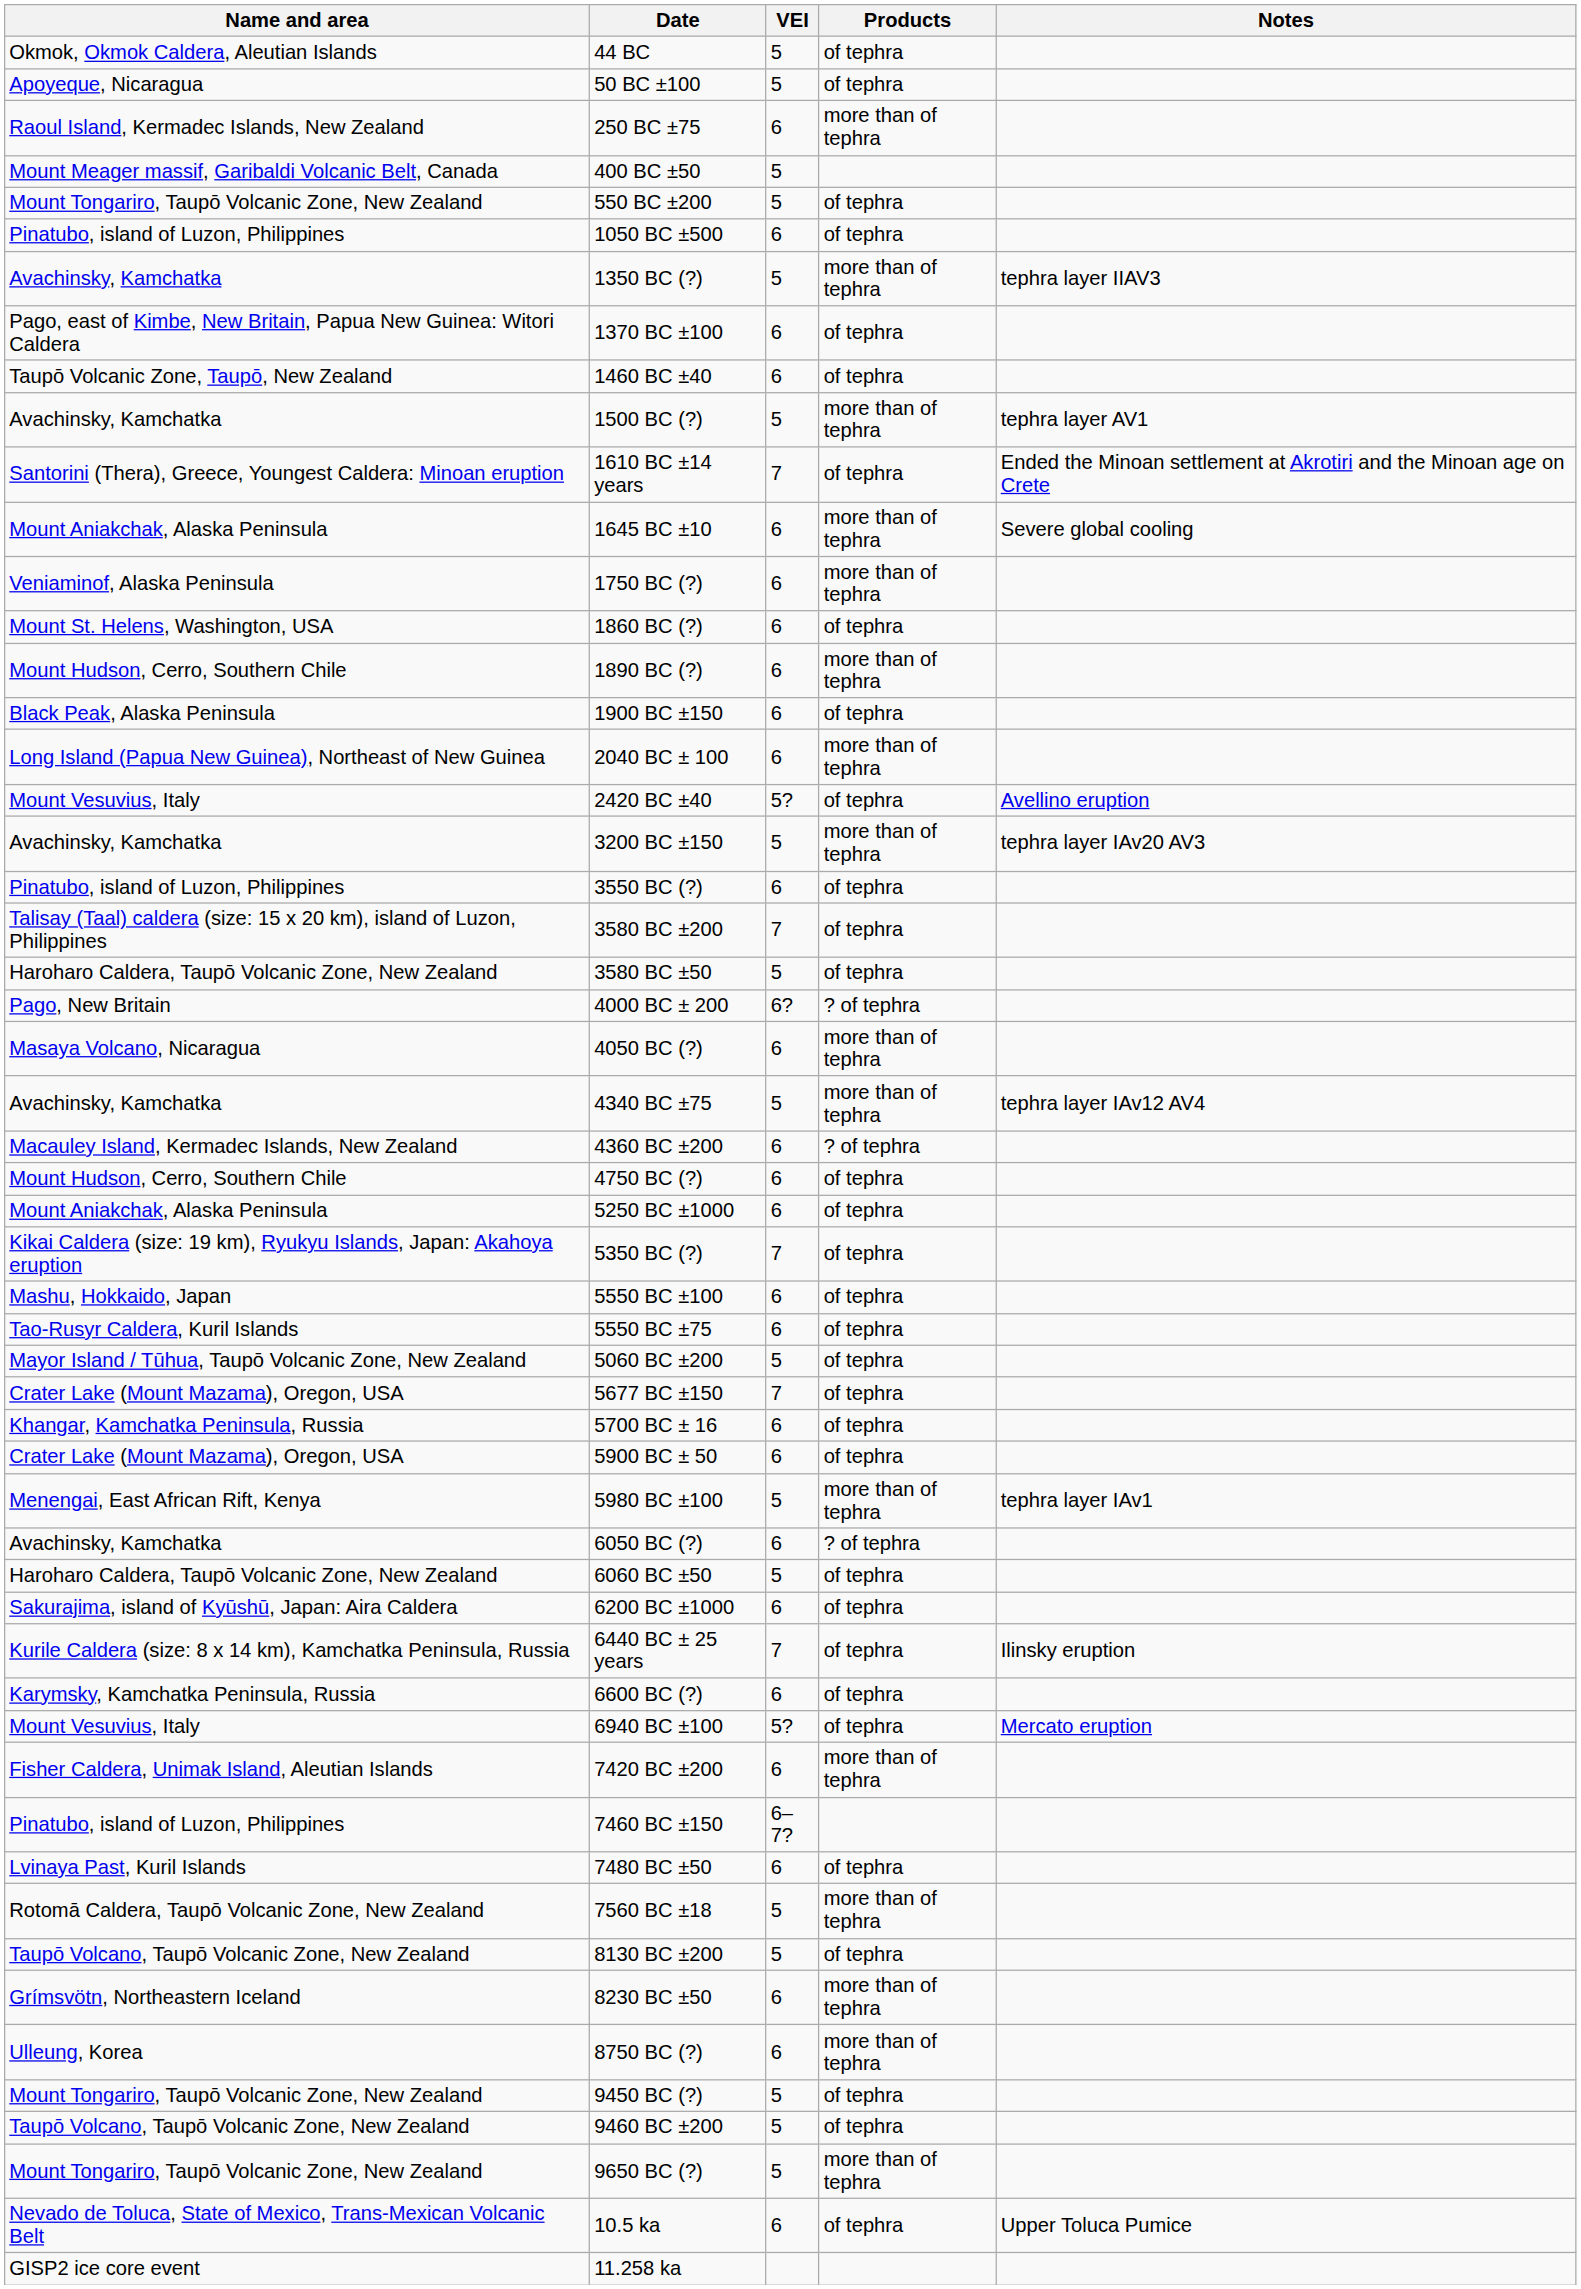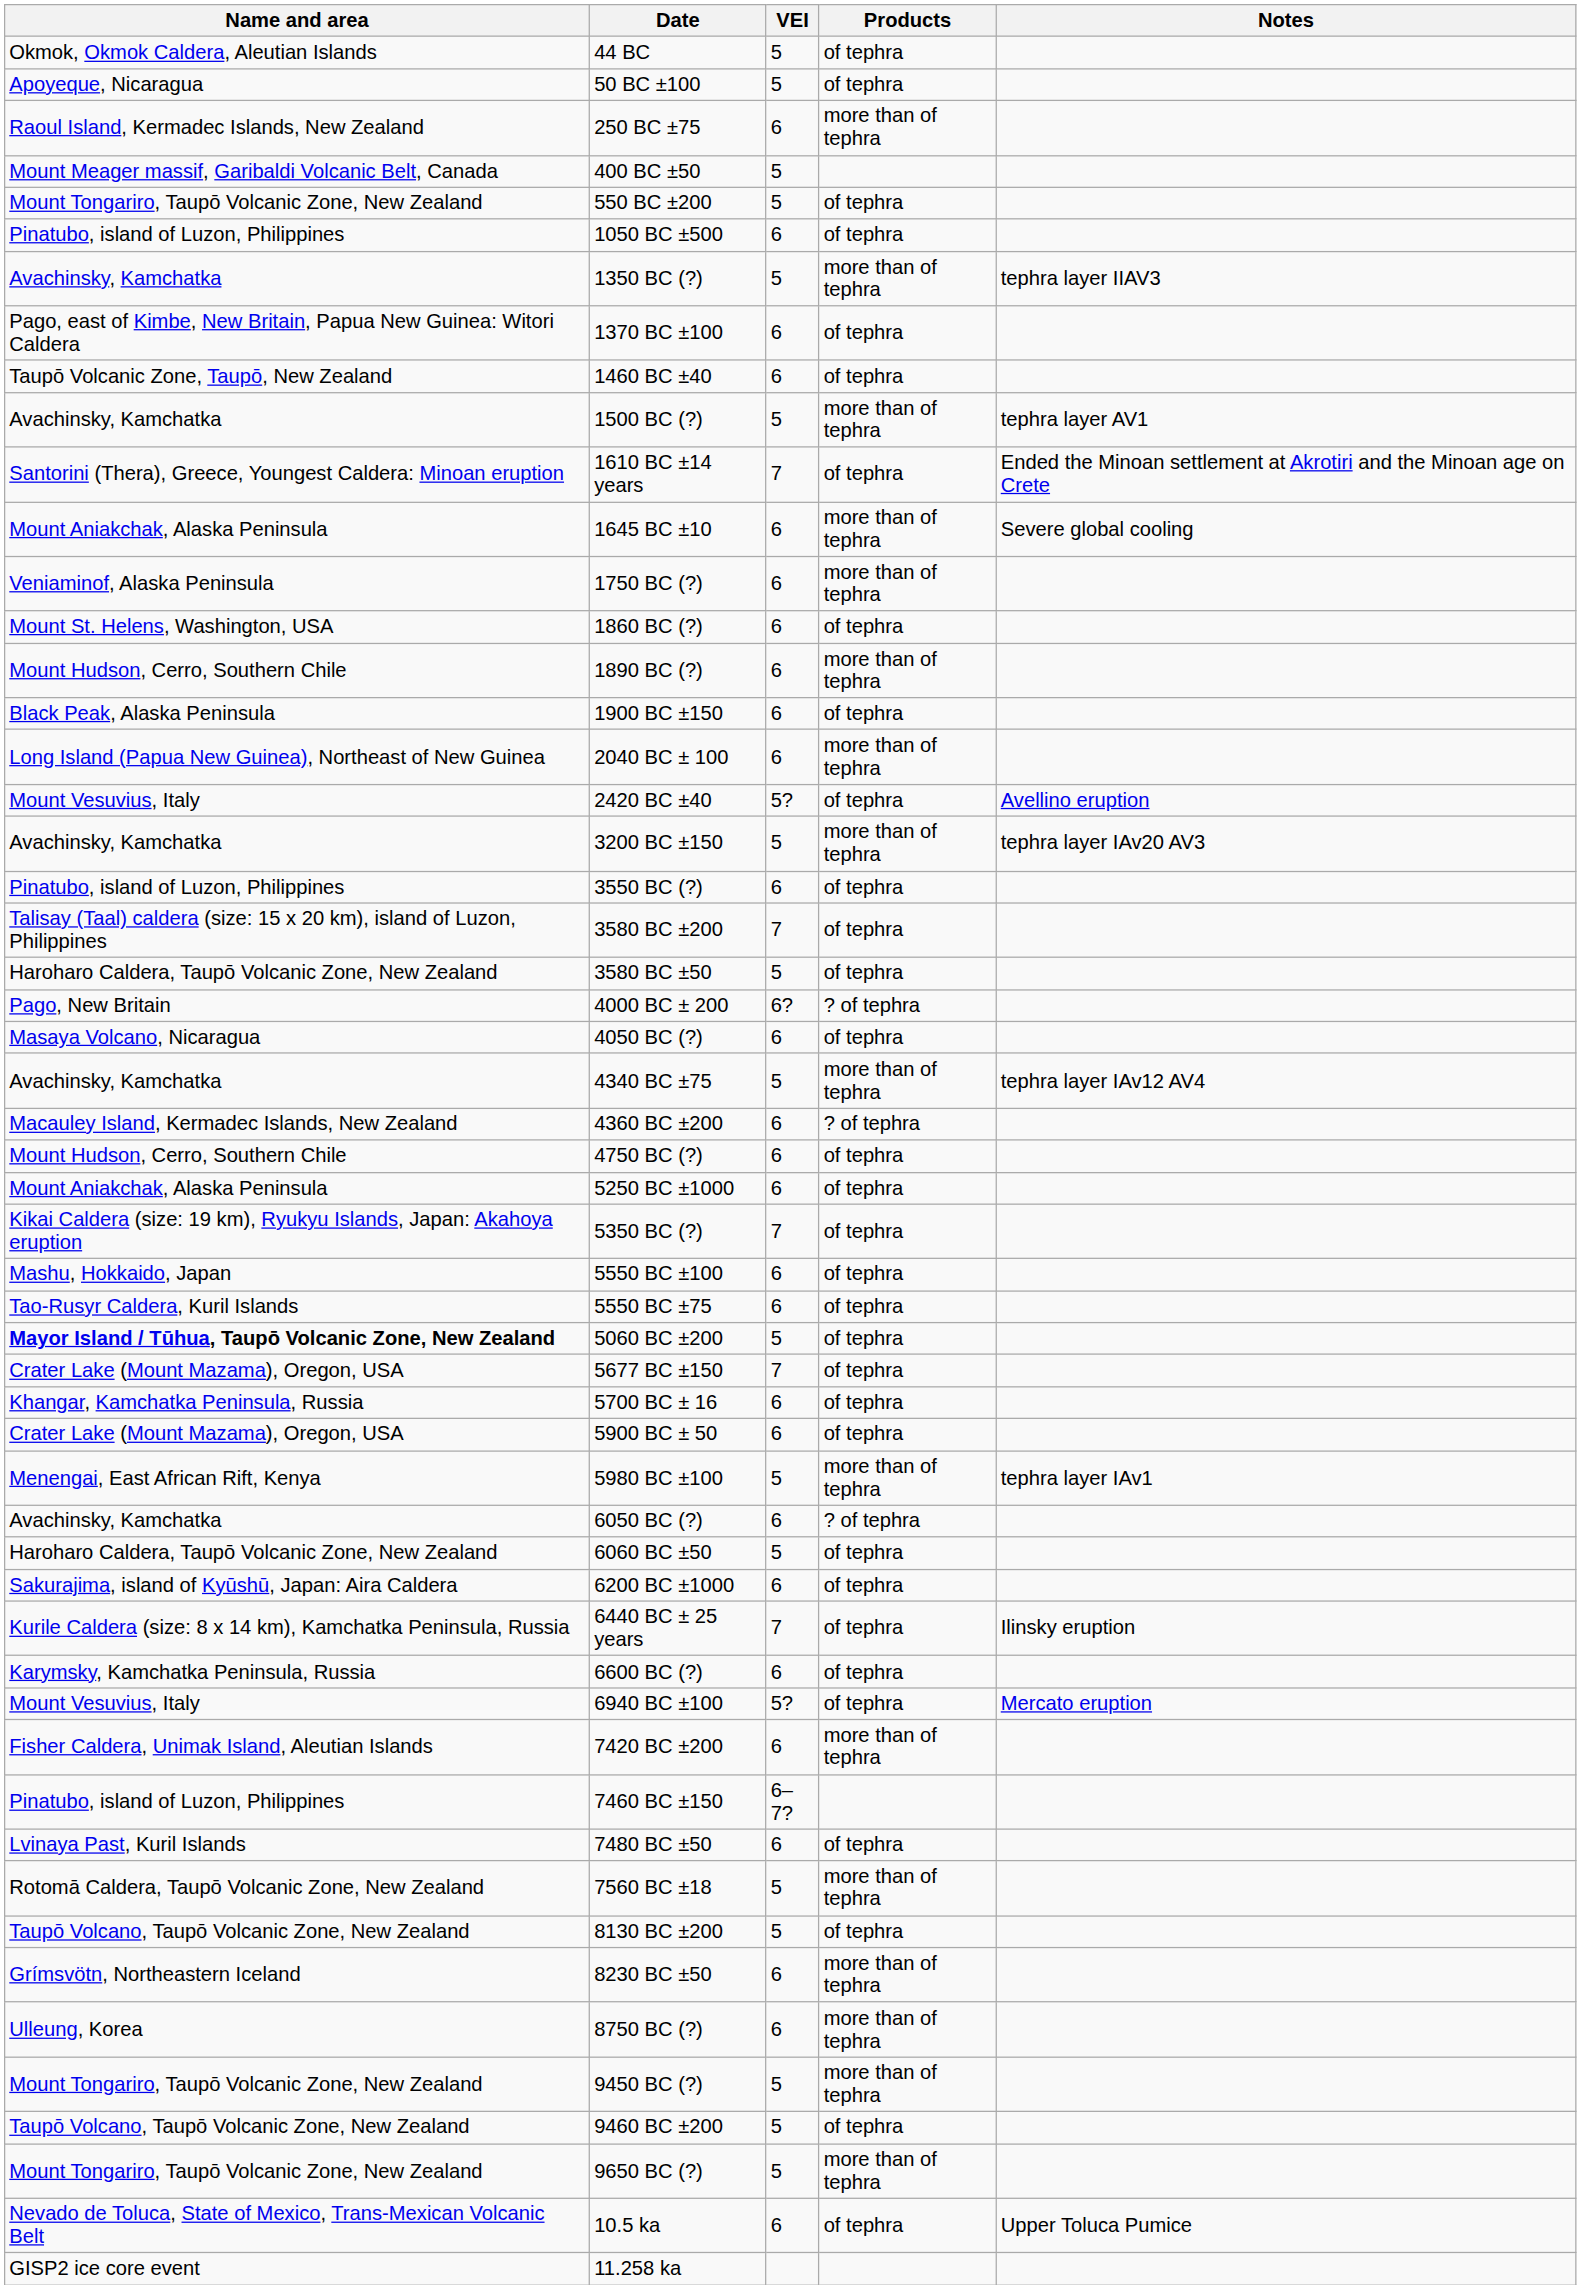(880, 1048) more than of tephra -> (863, 1037) of tephra
(268, 1361) normal -> (282, 1338) bold
(863, 2095) of tephra -> (880, 2084) more than of tephra
